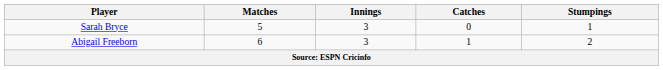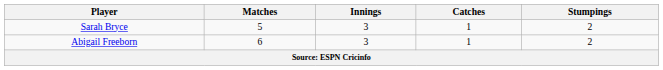(469, 27) 0 -> (469, 27) 1
(590, 27) 1 -> (590, 27) 2
